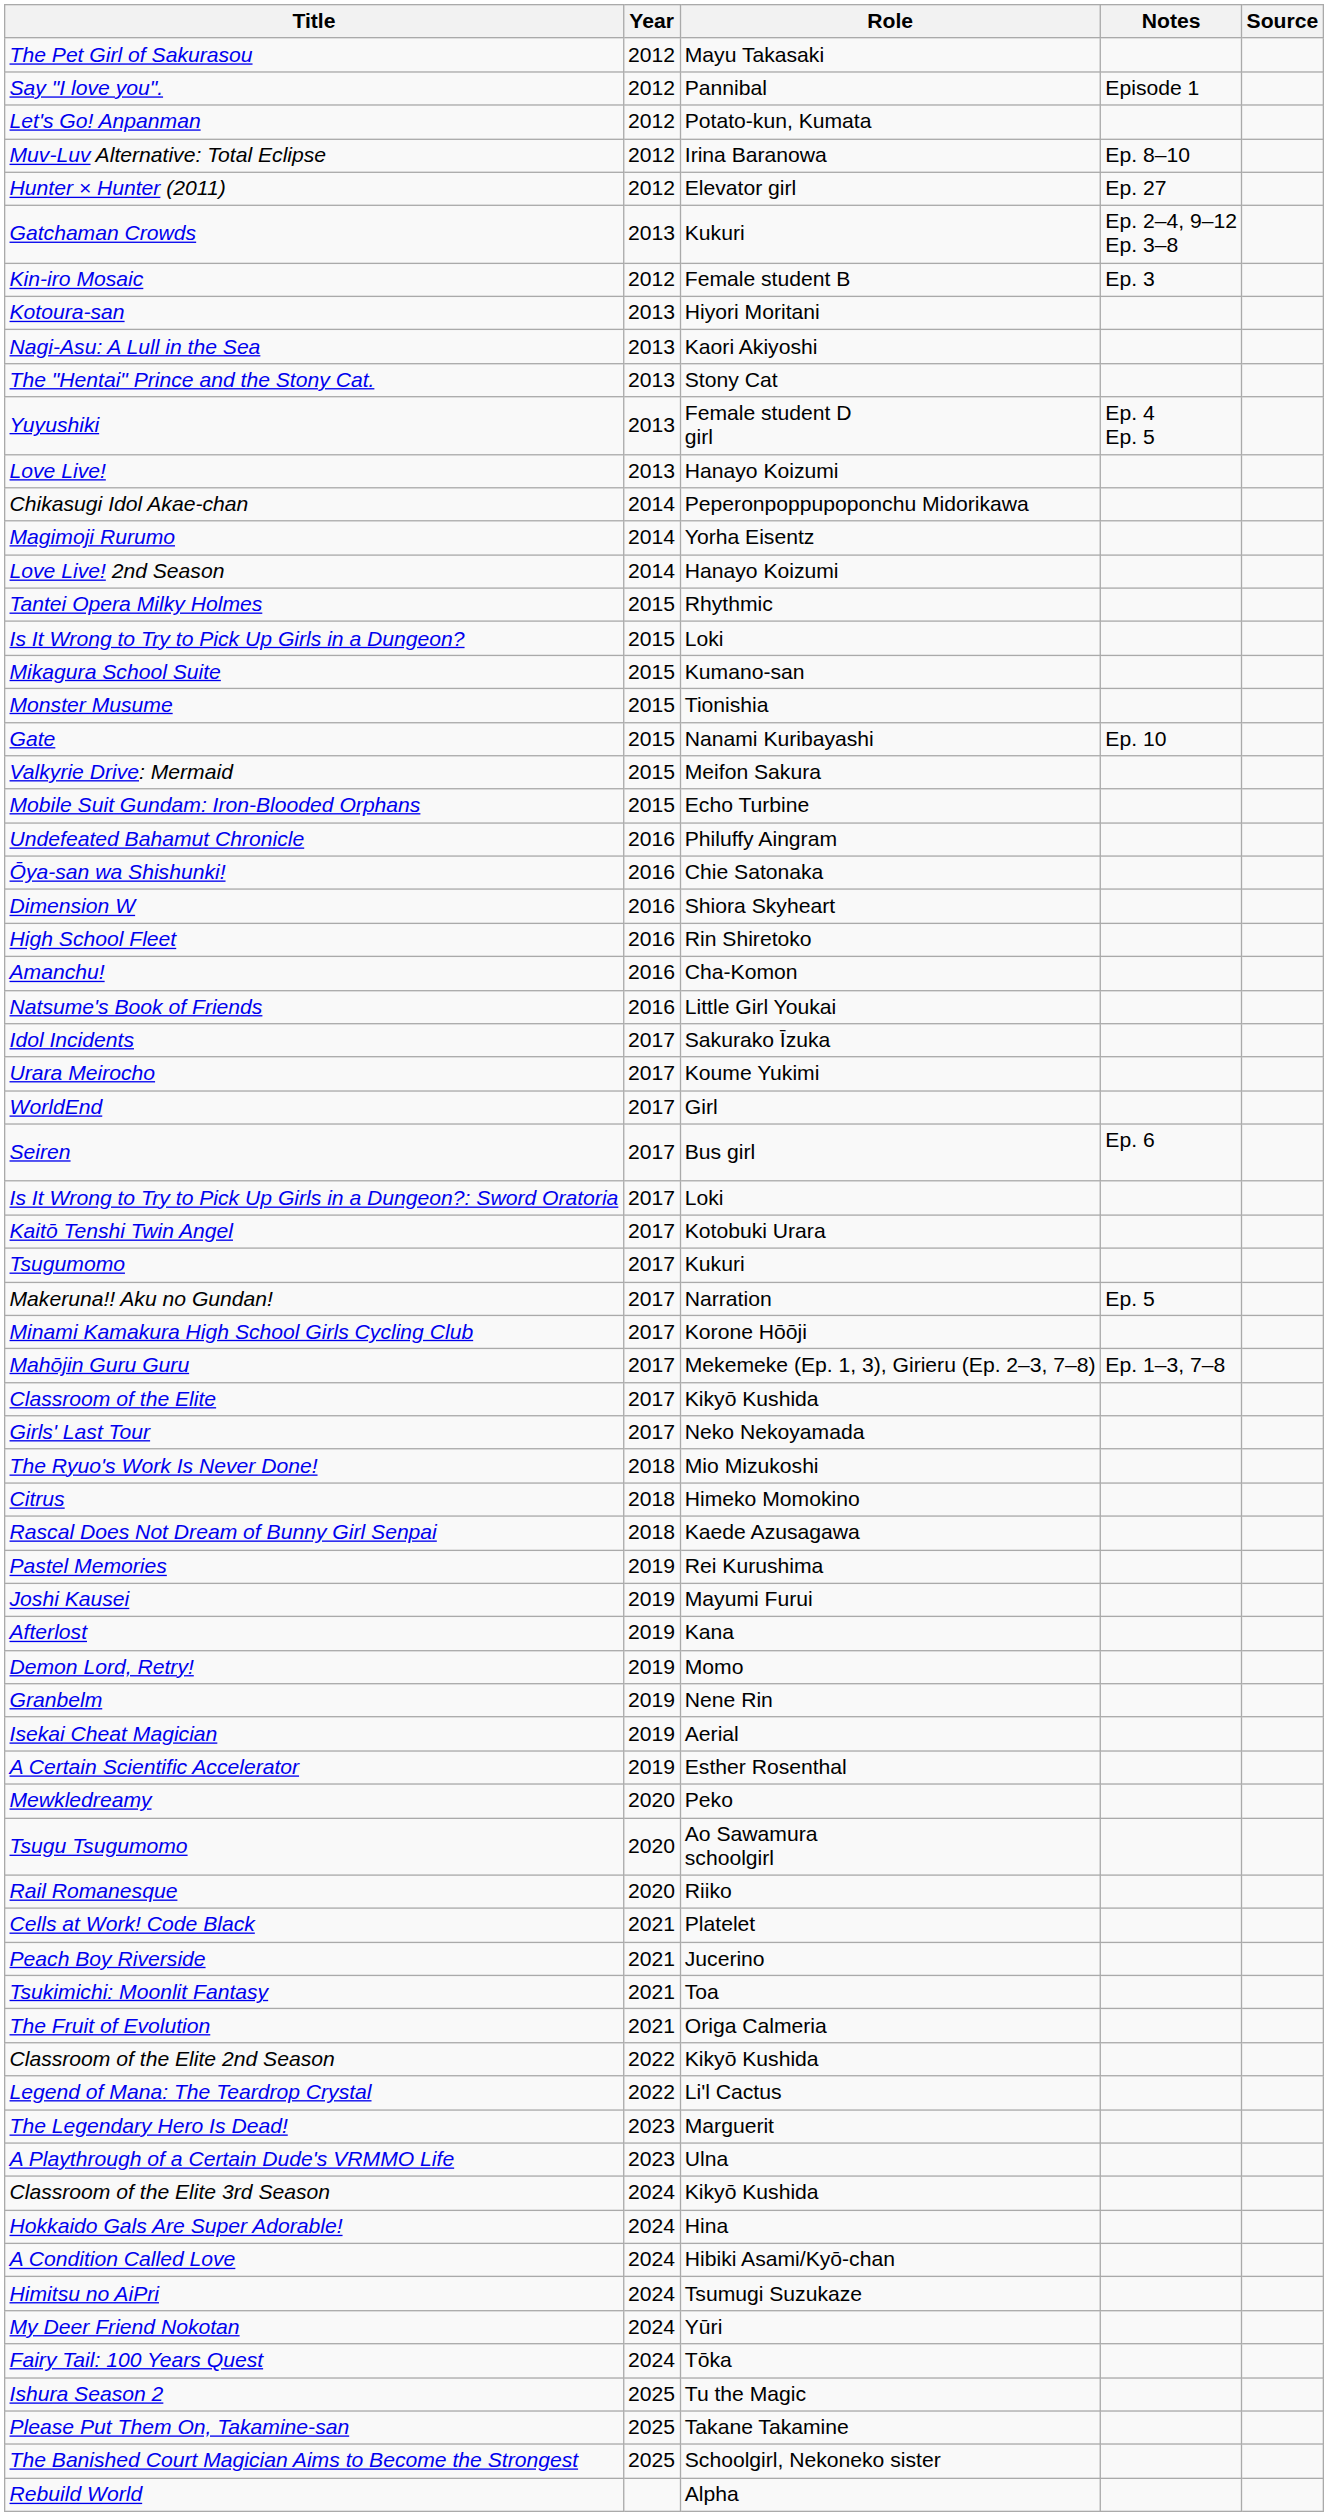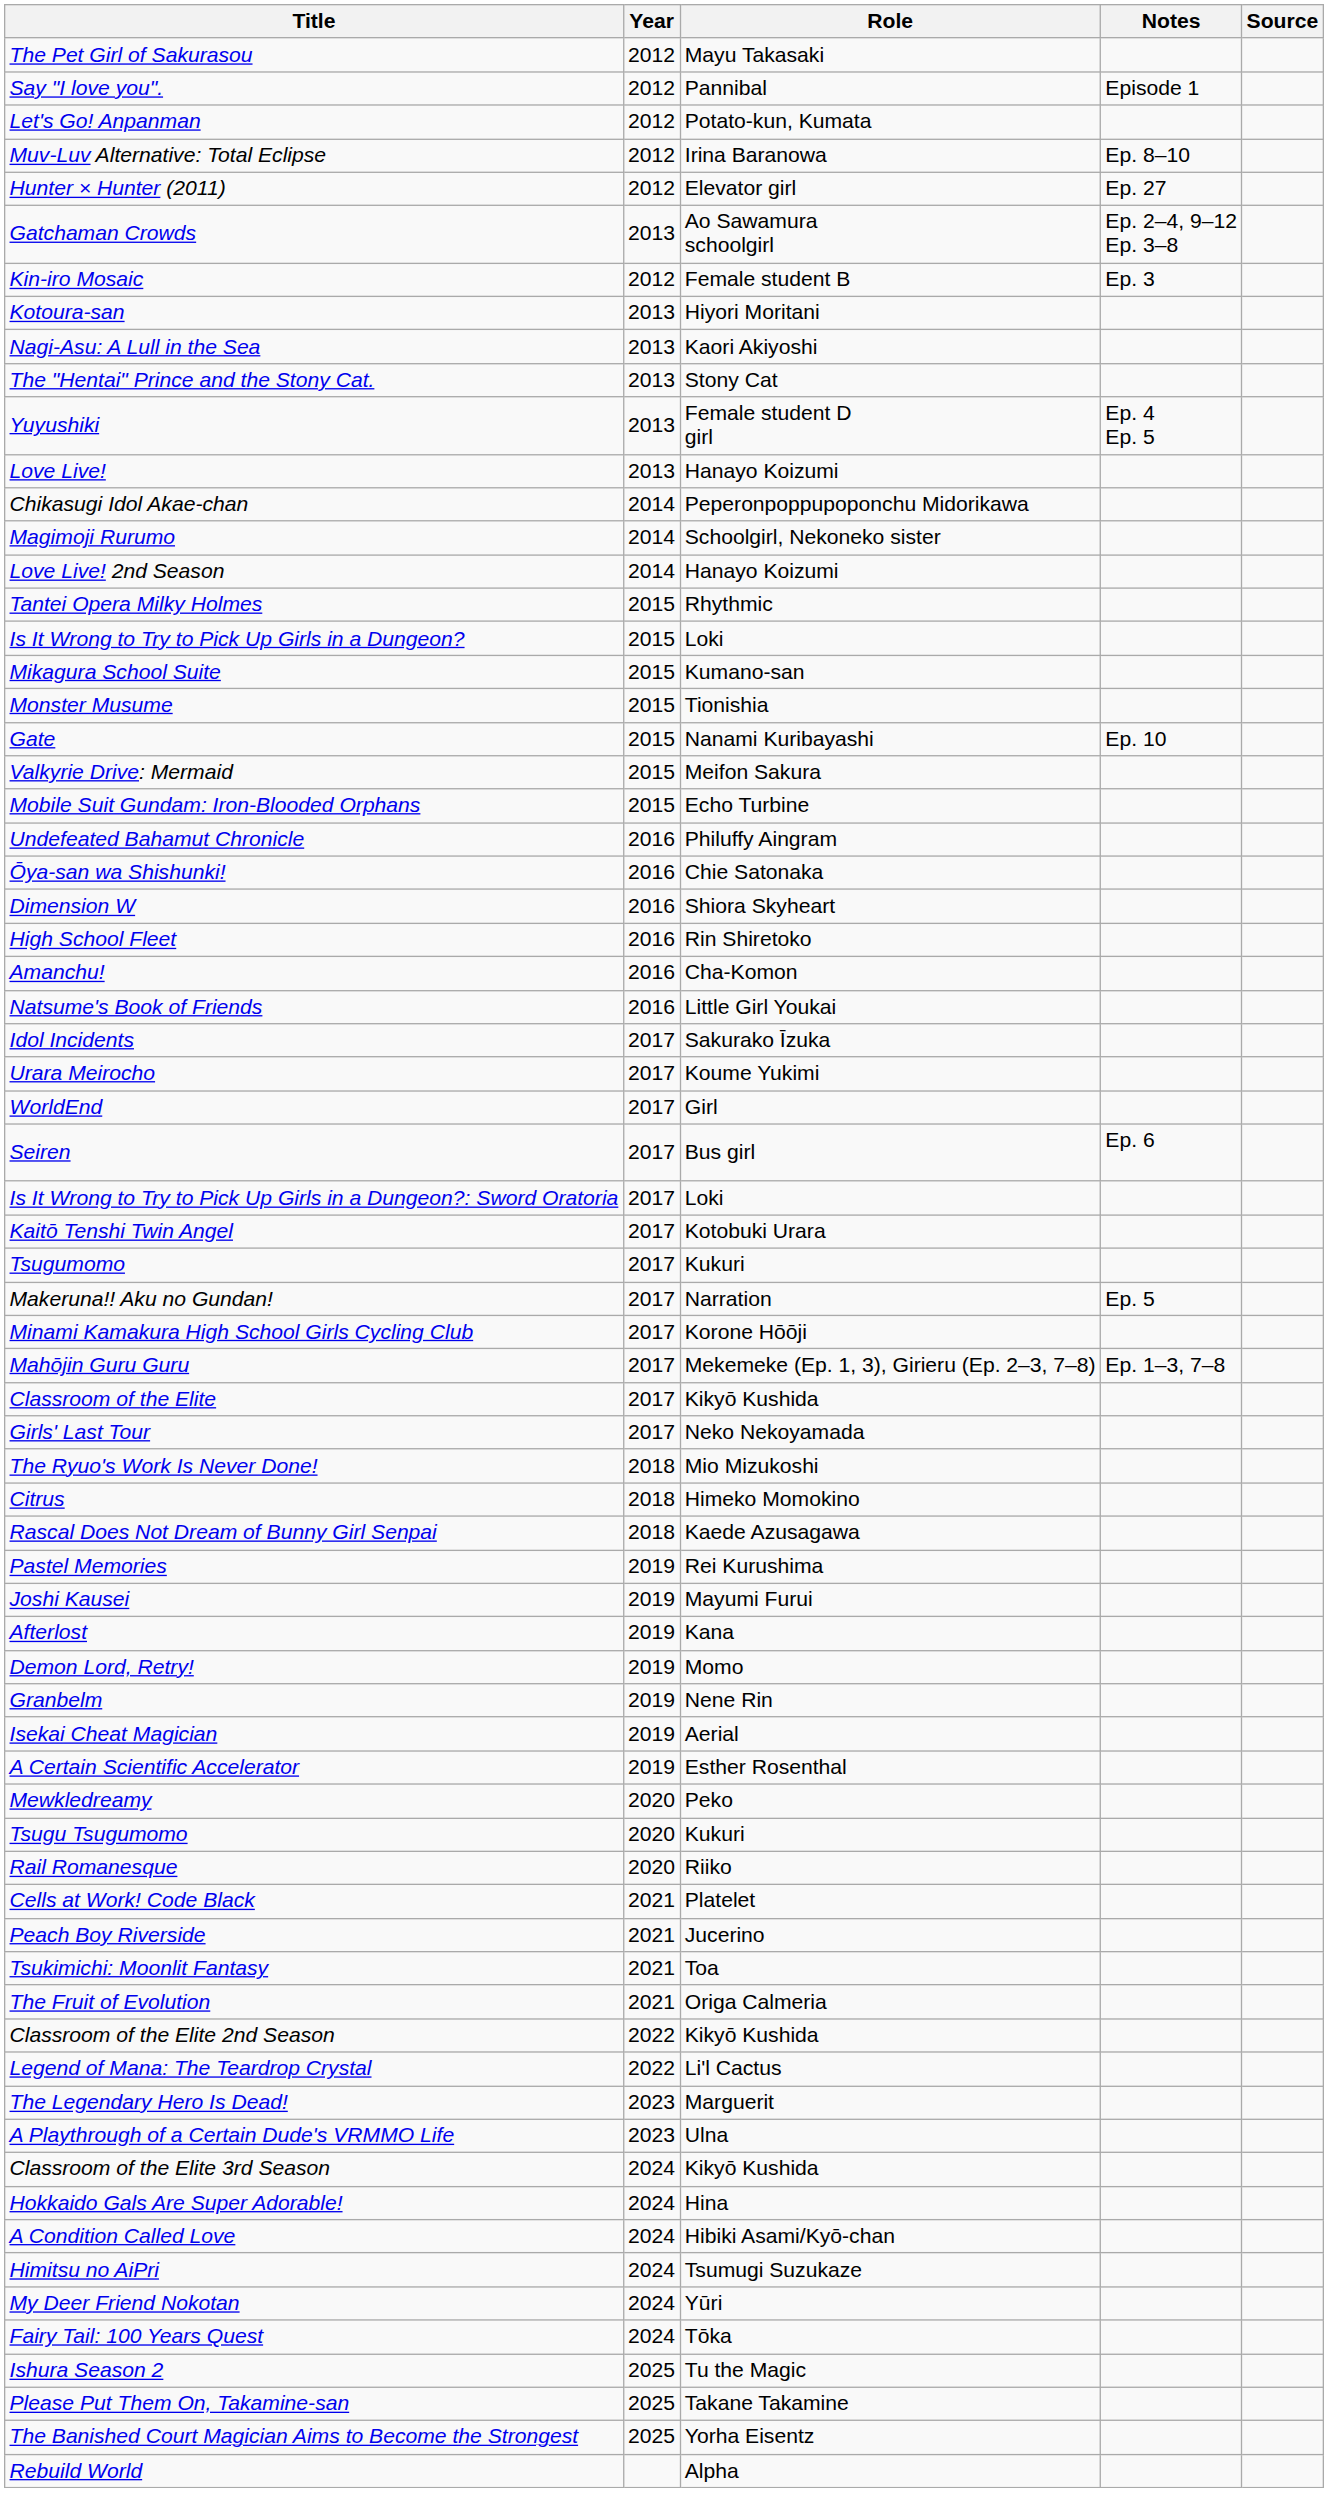(715, 234) Kukuri -> (751, 234) Ao Sawamura schoolgirl
(750, 537) Yorha Eisentz -> (813, 537) Schoolgirl, Nekoneko sister
(751, 1846) Ao Sawamura schoolgirl -> (715, 1834) Kukuri
(813, 2460) Schoolgirl, Nekoneko sister -> (750, 2437) Yorha Eisentz
